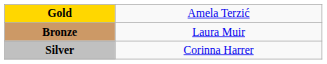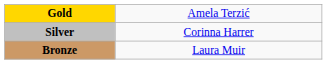rows swapped: (60, 50) <-> (60, 31)
